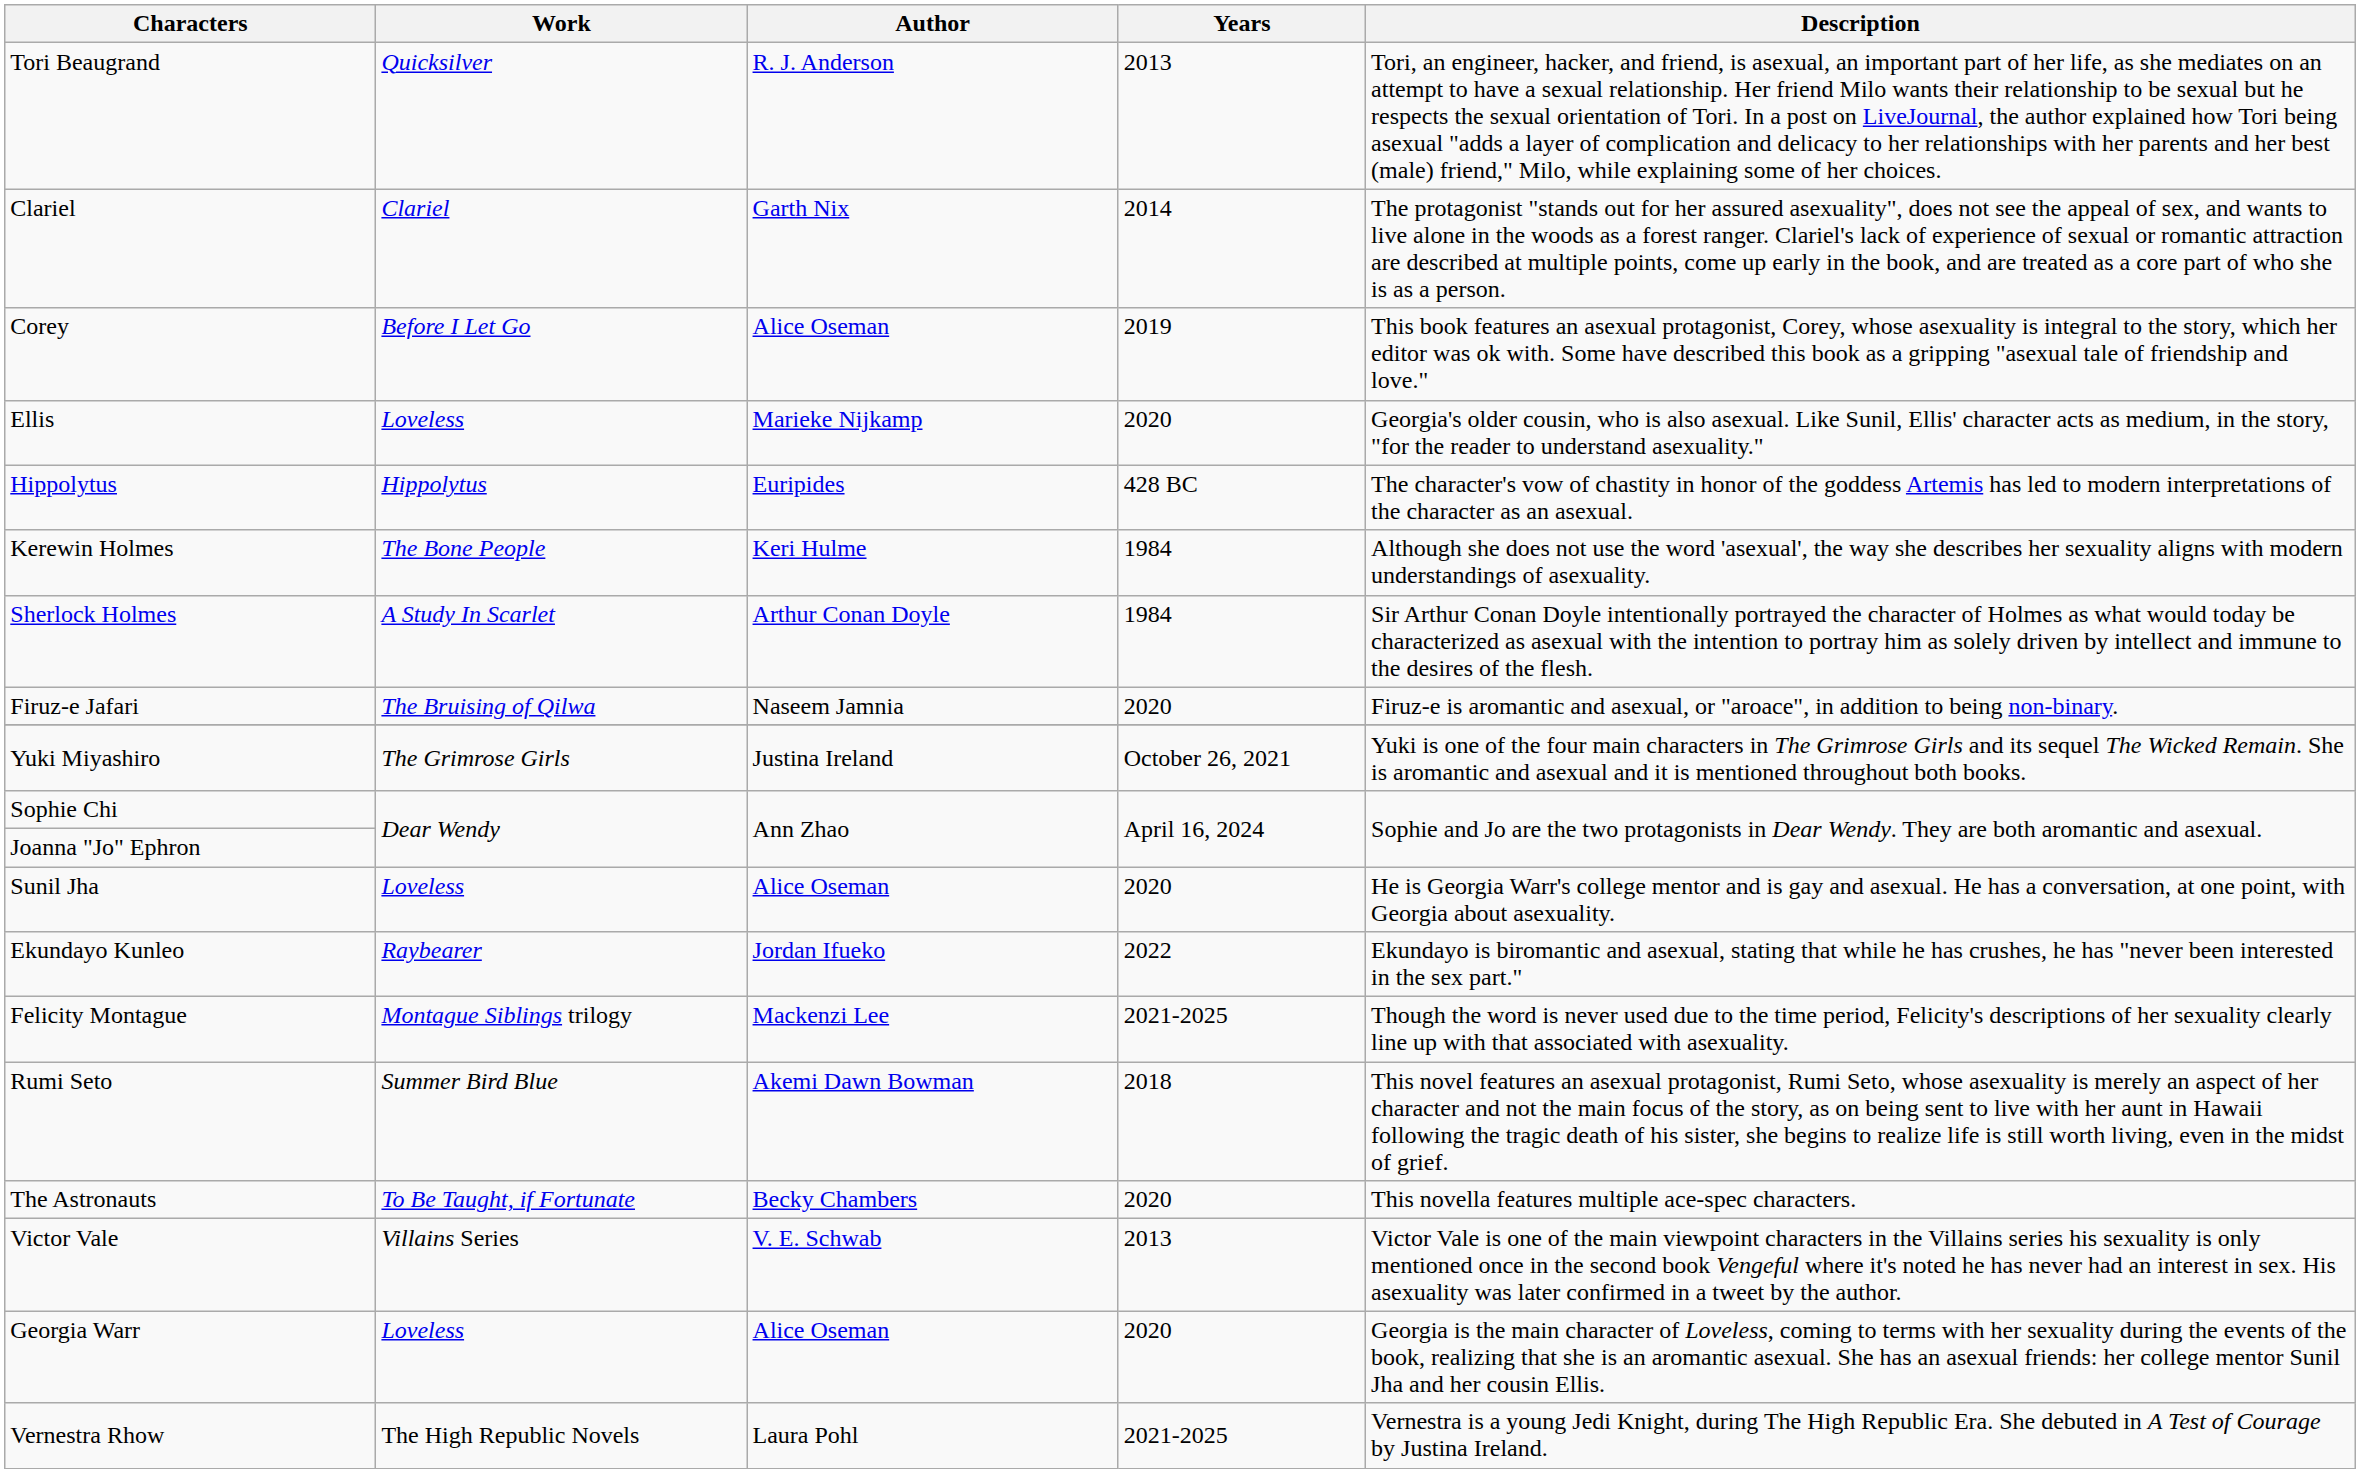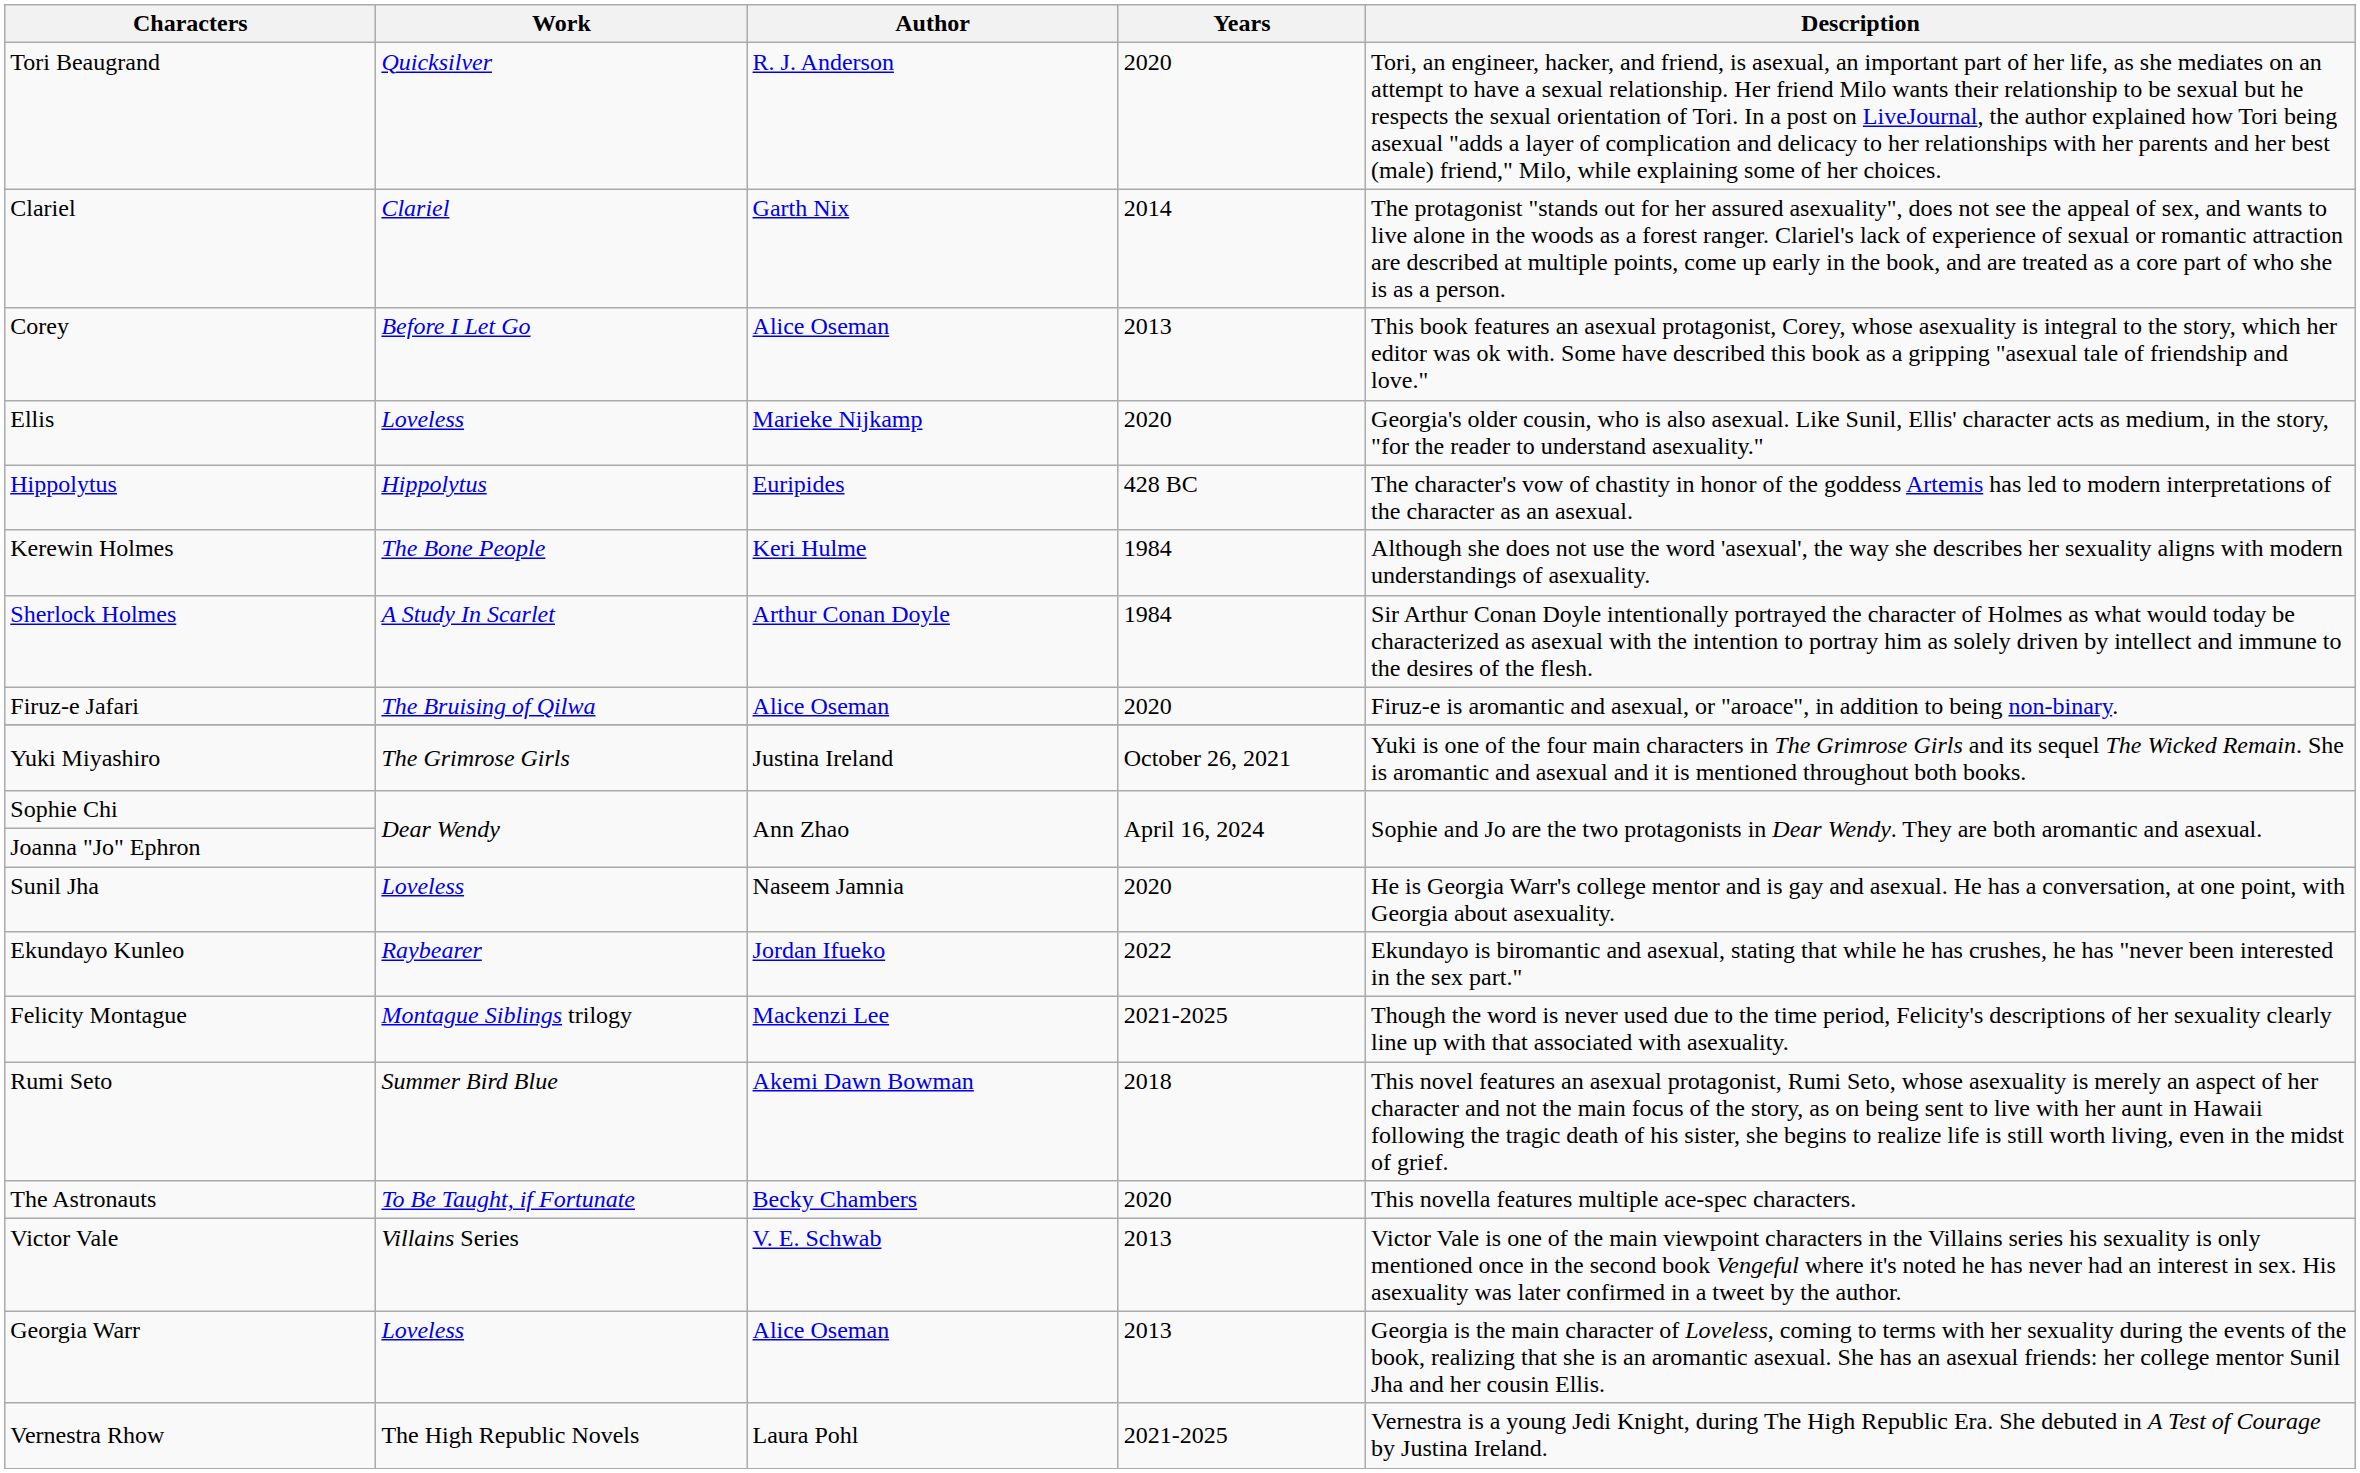(1148, 61) 2013 -> (1148, 61) 2020
(1148, 326) 2019 -> (1148, 326) 2013
(828, 706) Naseem Jamnia -> (821, 706) Alice Oseman
(821, 885) Alice Oseman -> (828, 885) Naseem Jamnia
(1148, 1329) 2020 -> (1148, 1329) 2013
